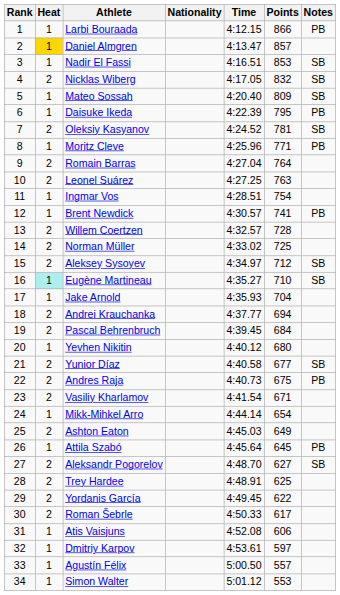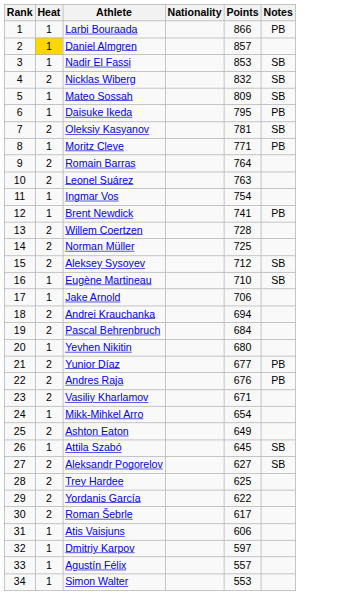- column: (244, 12)
(49, 280) paleturquoise background -> (49, 280) no background
(283, 297) 704 -> (243, 297) 706
(318, 364) SB -> (278, 364) PB
(283, 381) 675 -> (243, 381) 676
(318, 448) PB -> (278, 448) SB
